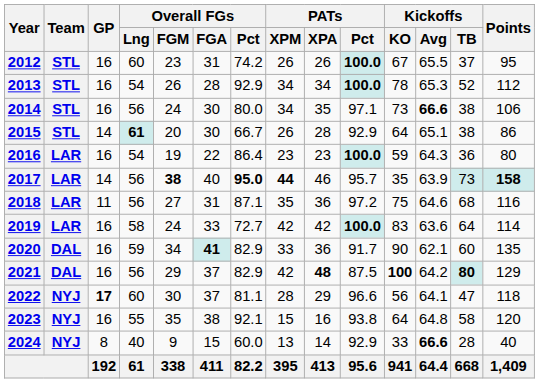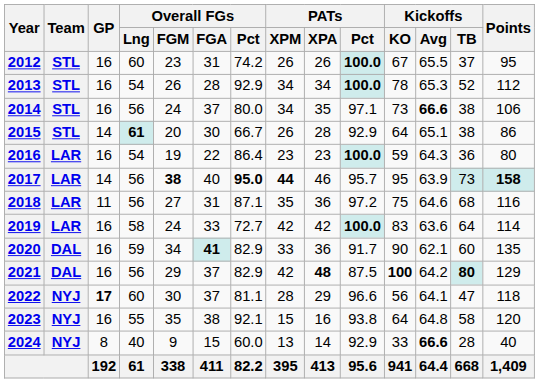(212, 109) 30 -> (212, 109) 37
(400, 179) 35 -> (400, 179) 95
